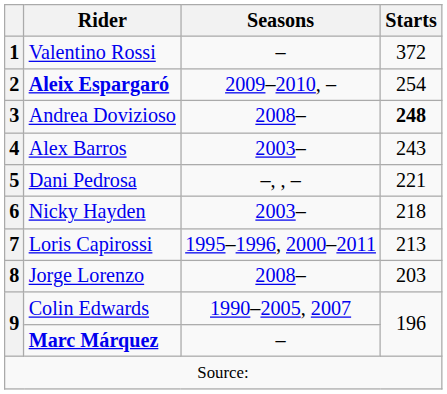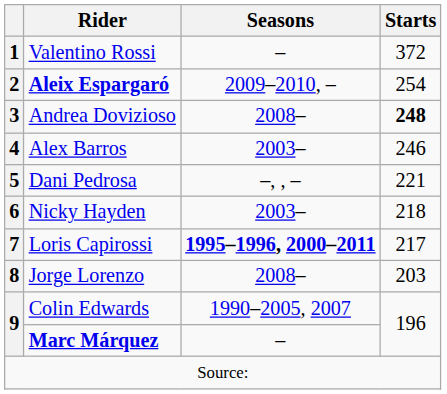(411, 148) 243 -> (411, 148) 246
(281, 244) normal -> (280, 244) bold
(411, 244) 213 -> (411, 244) 217
